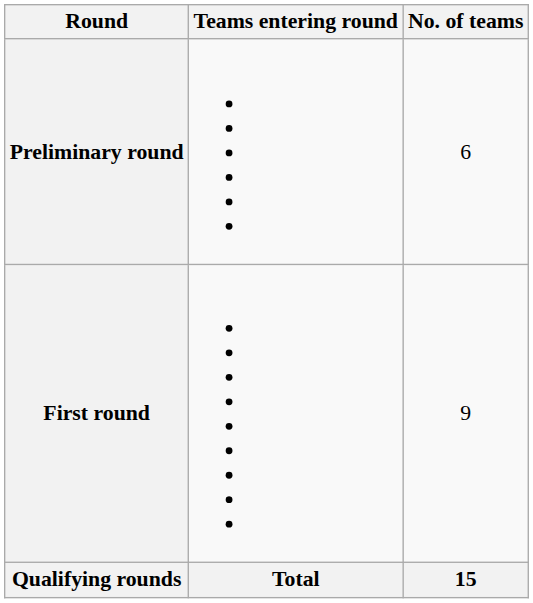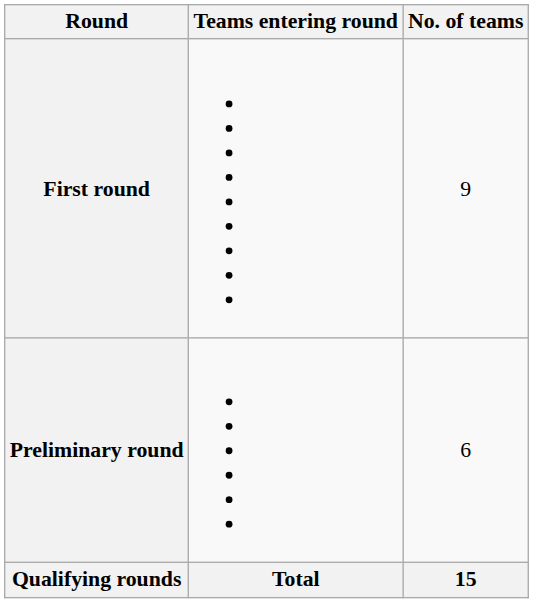rows swapped: (97, 151) <-> (97, 413)
